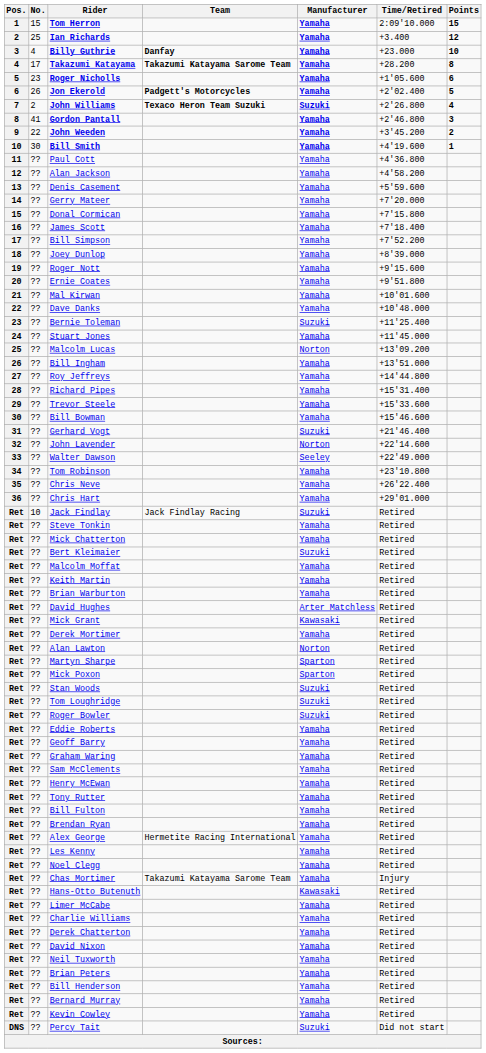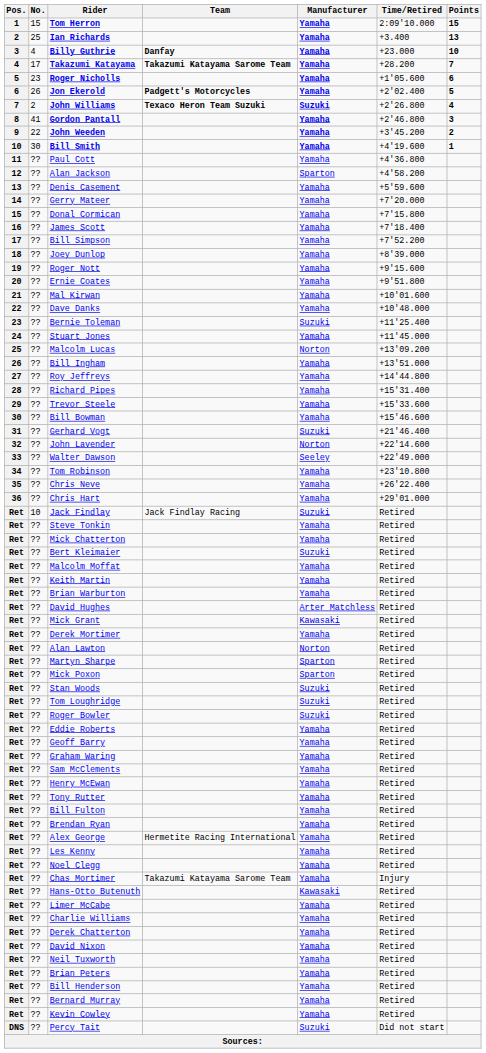(454, 39) 12 -> (454, 39) 13
(451, 66) 8 -> (451, 66) 7
(315, 174) Yamaha -> (317, 174) Sparton
